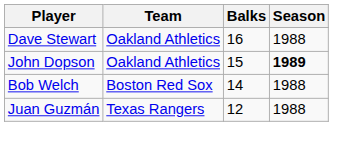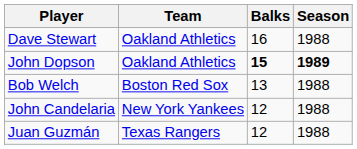(235, 62) normal -> (259, 62) bold
(235, 86) 14 -> (259, 86) 13
+ row: (61, 109)
